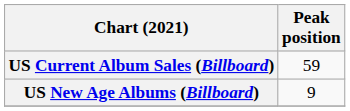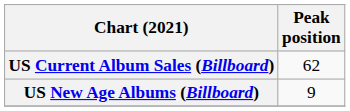(311, 65) 59 -> (311, 65) 62
